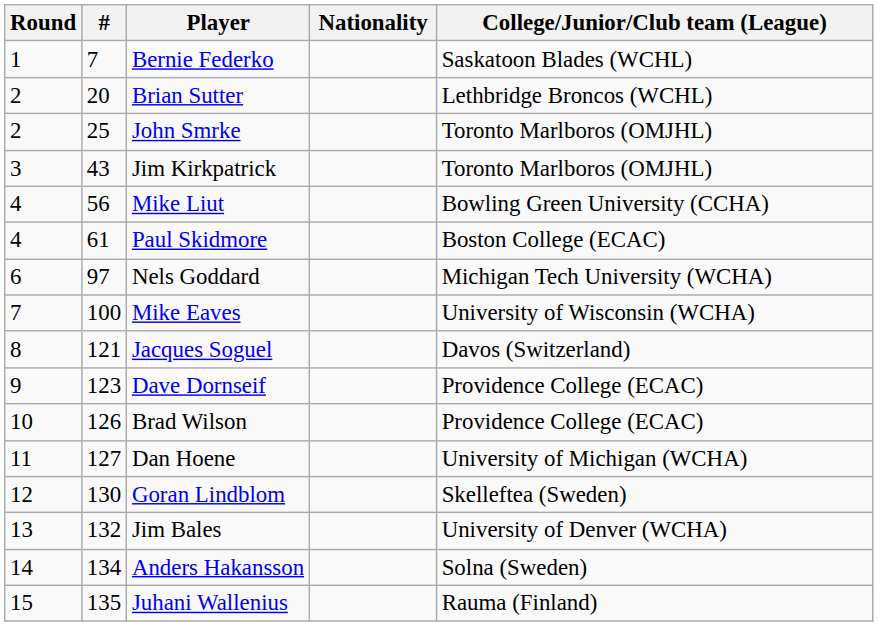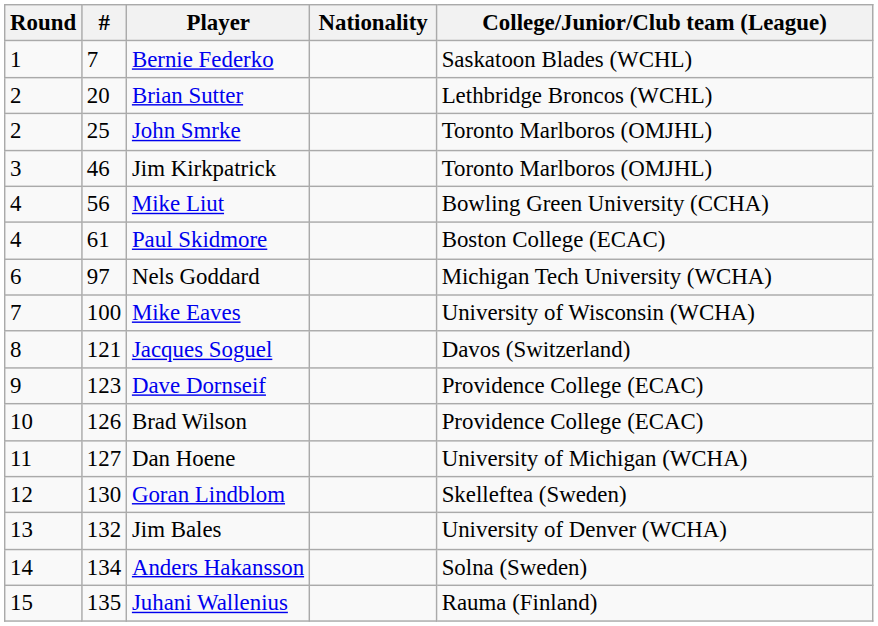(98, 167) 43 -> (98, 167) 46
